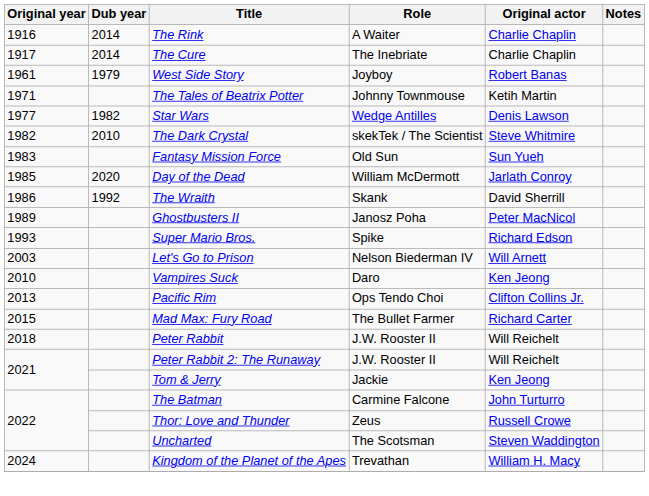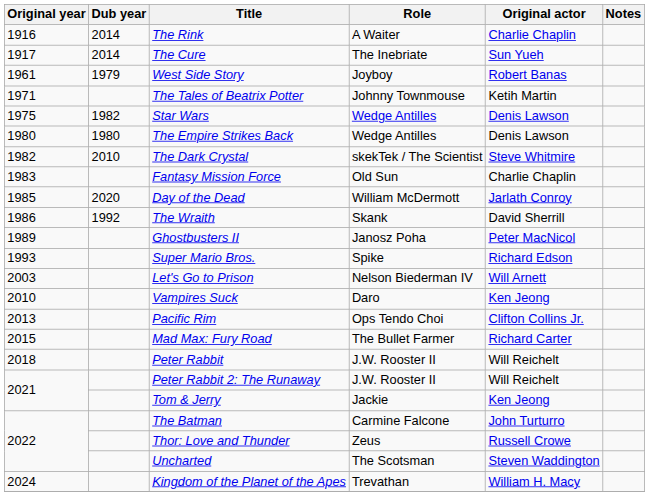(532, 55) Charlie Chaplin -> (516, 55) Sun Yueh
(22, 116) 1977 -> (22, 116) 1975
+ row: (223, 136)
(516, 156) Sun Yueh -> (532, 177) Charlie Chaplin
